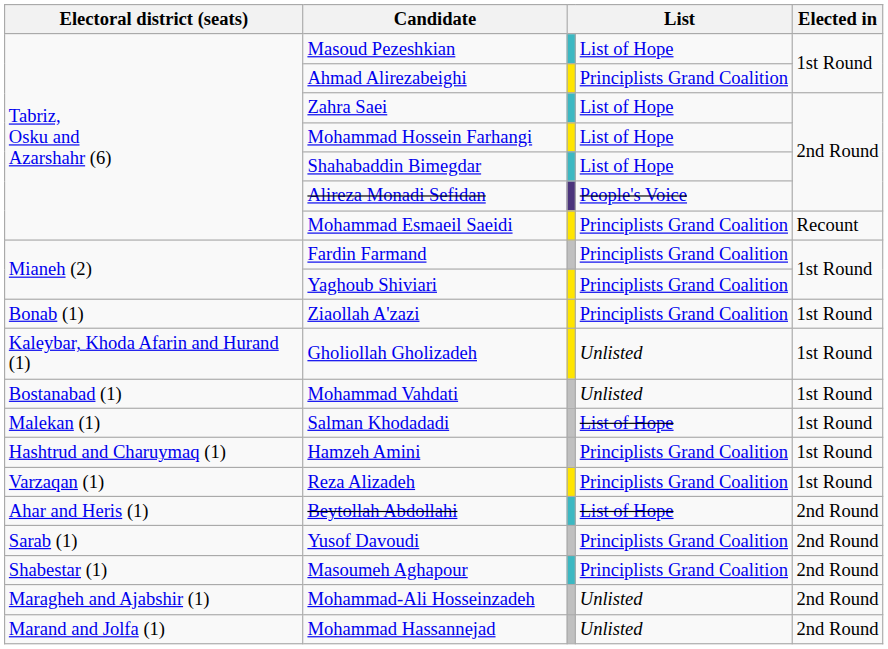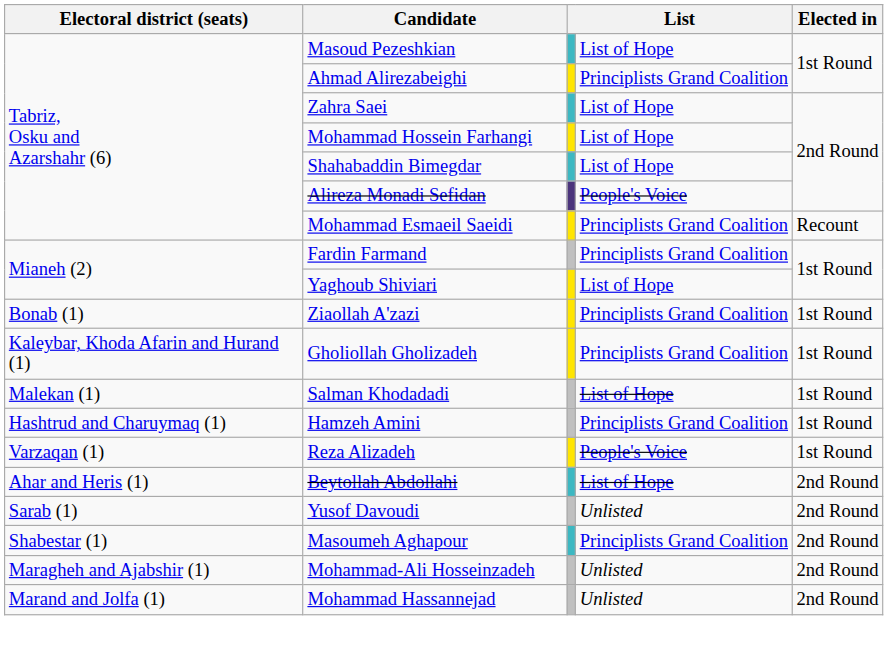(684, 284) Principlists Grand Coalition -> (627, 284) List of Hope
(611, 353) Unlisted -> (684, 353) Principlists Grand Coalition
- row: (383, 393)
(684, 481) Principlists Grand Coalition -> (633, 452) People's Voice
(684, 540) Principlists Grand Coalition -> (611, 511) Unlisted
